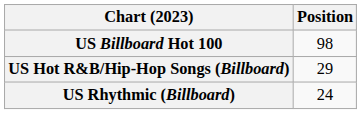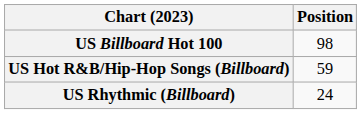(325, 69) 29 -> (325, 69) 59
